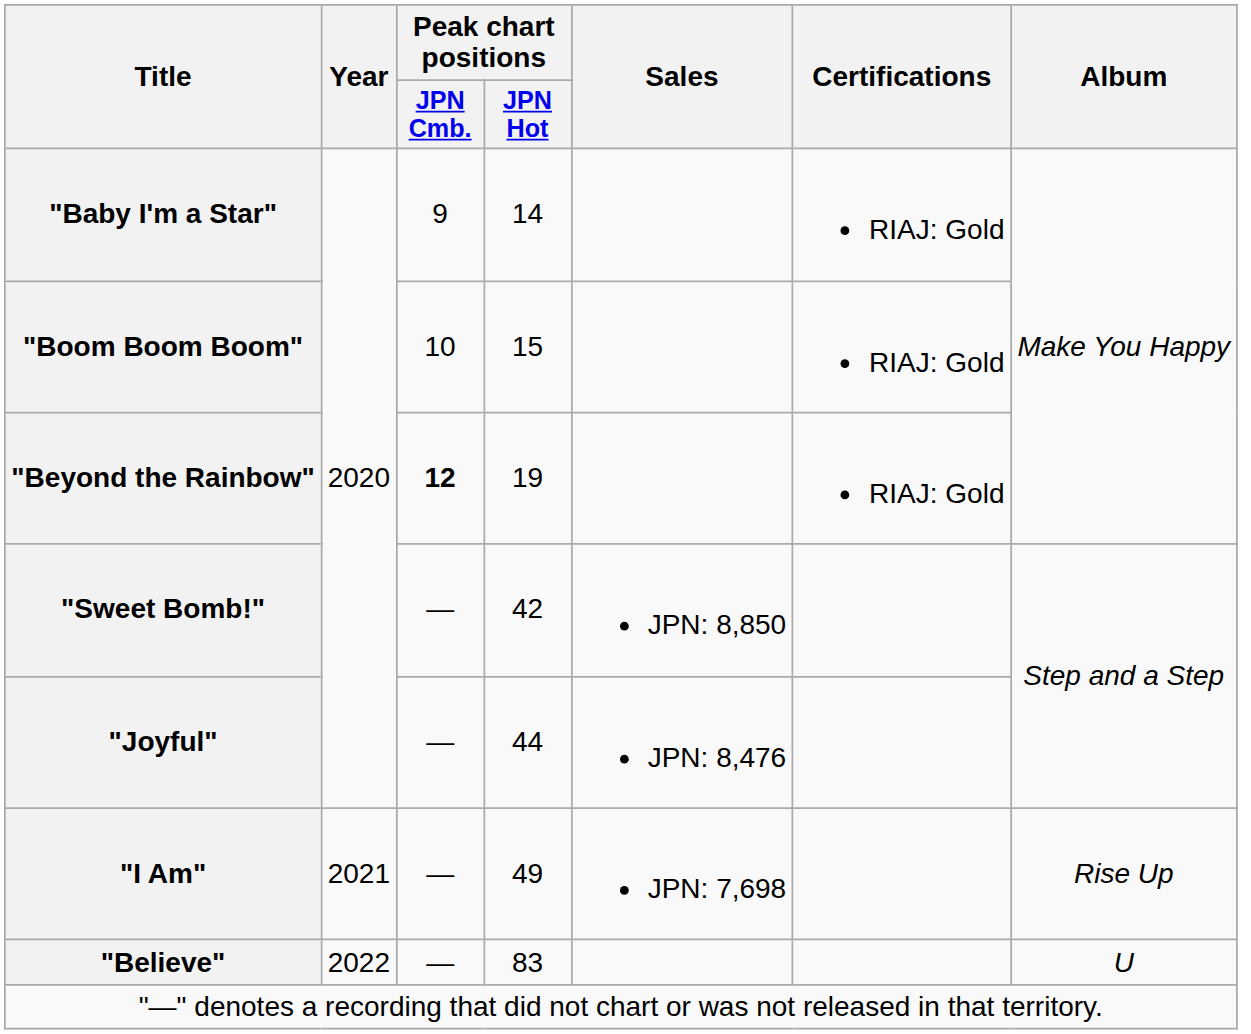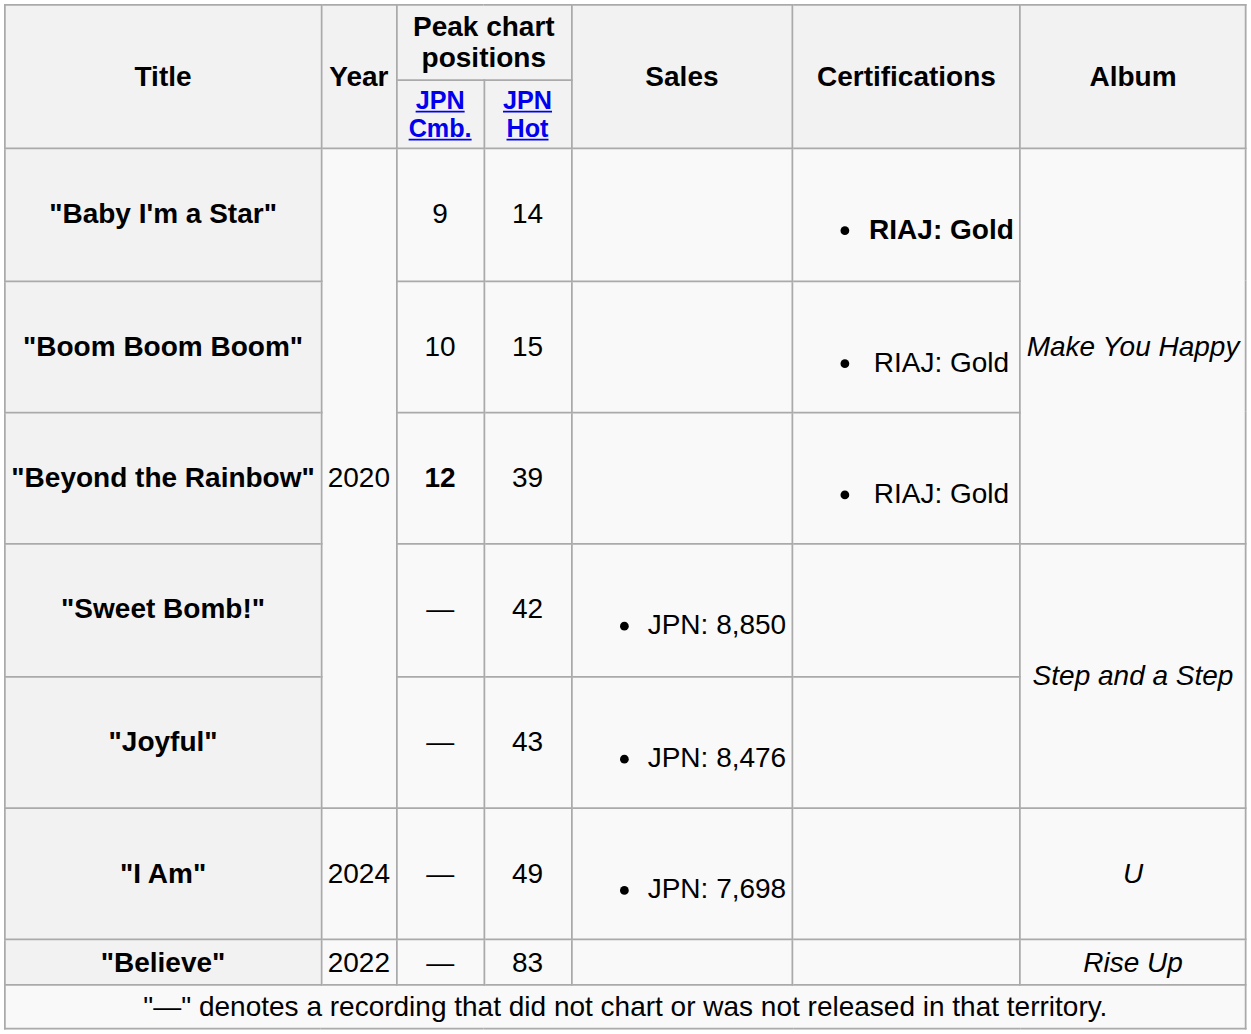(902, 230) normal -> (906, 230) bold
(528, 477) 19 -> (528, 477) 39
(528, 741) 44 -> (528, 741) 43
(359, 873) 2021 -> (359, 873) 2024
(1124, 873) Rise Up -> (1133, 873) U
(1124, 961) U -> (1133, 961) Rise Up
